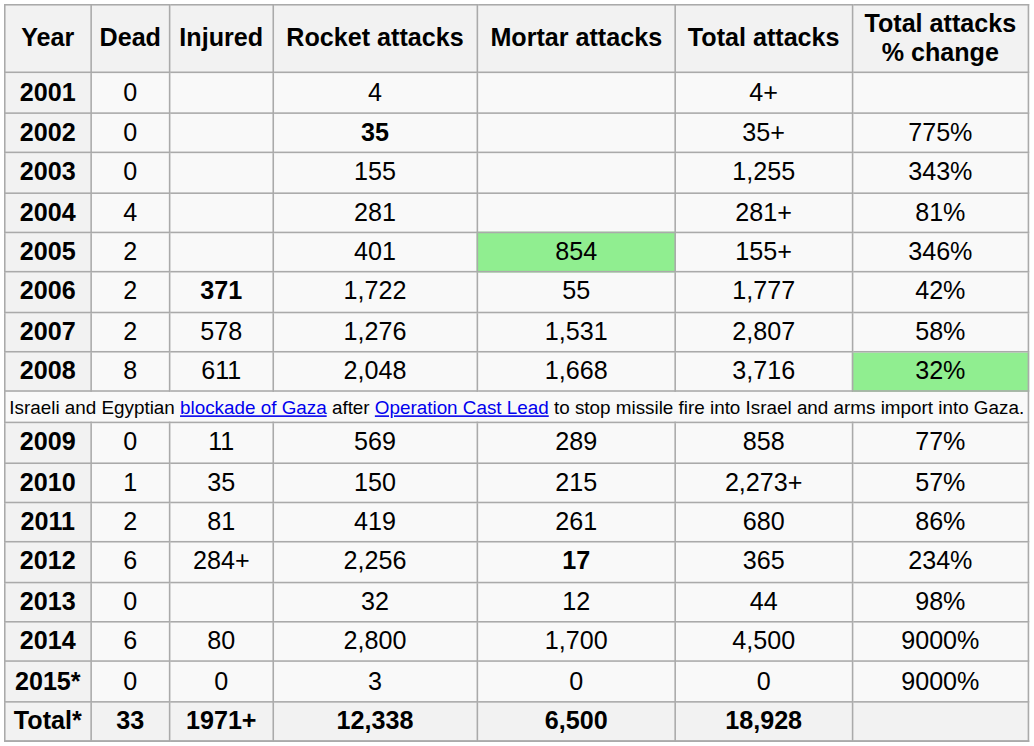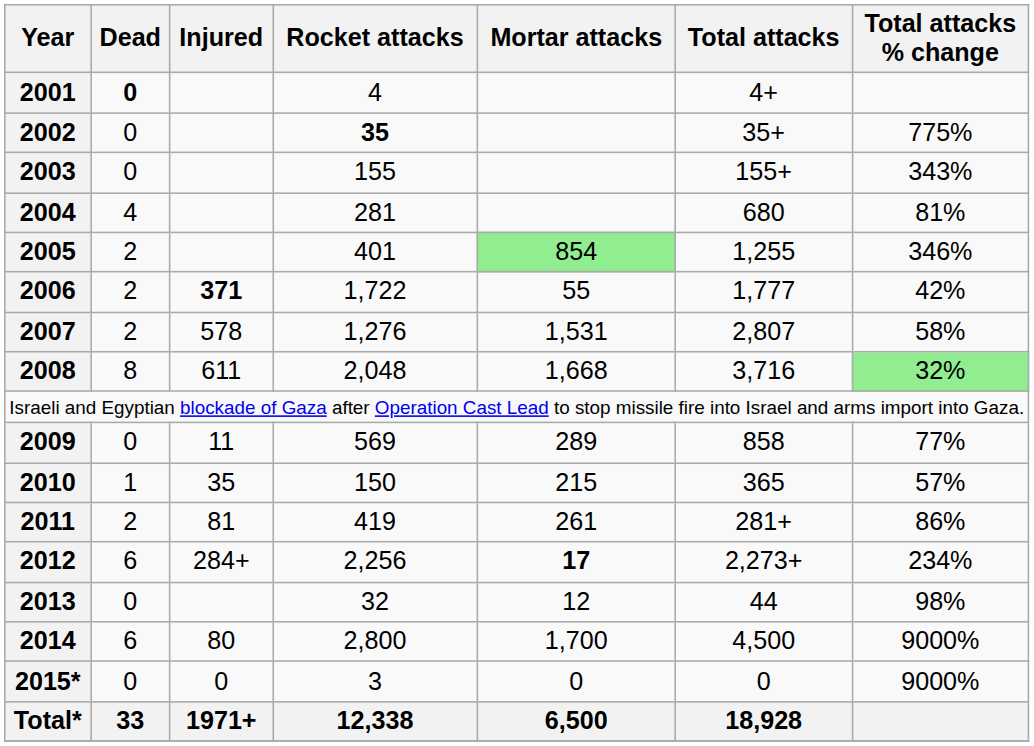(130, 92) normal -> (130, 92) bold
(764, 172) 1,255 -> (764, 172) 155+
(764, 212) 281+ -> (764, 212) 680
(764, 251) 155+ -> (764, 251) 1,255
(764, 482) 2,273+ -> (764, 482) 365
(764, 521) 680 -> (764, 521) 281+
(764, 561) 365 -> (764, 561) 2,273+
